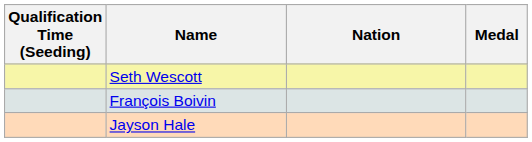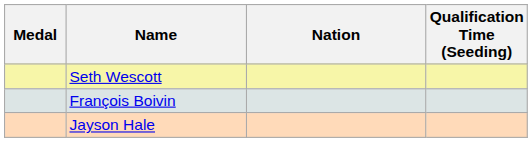columns swapped: (497, 34) <-> (55, 34)
